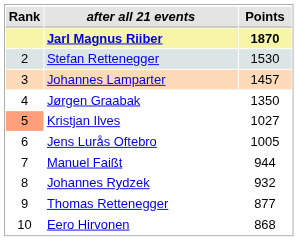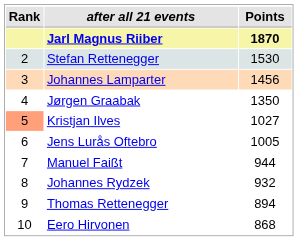(265, 80) 1457 -> (265, 80) 1456
(265, 204) 877 -> (265, 204) 894
